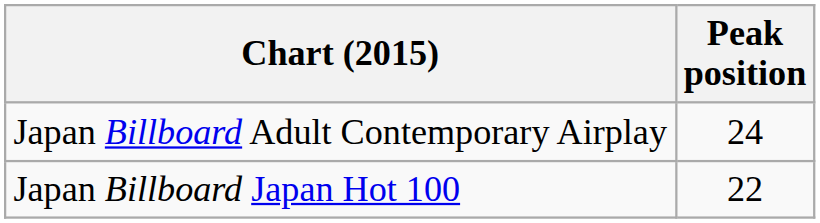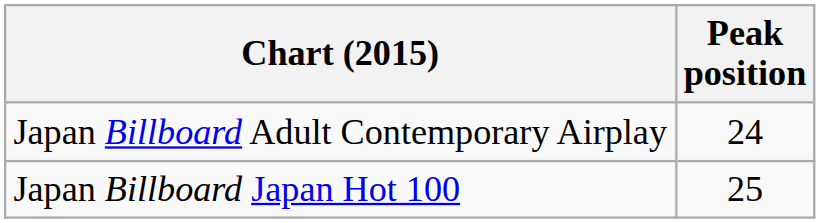(745, 188) 22 -> (745, 188) 25
